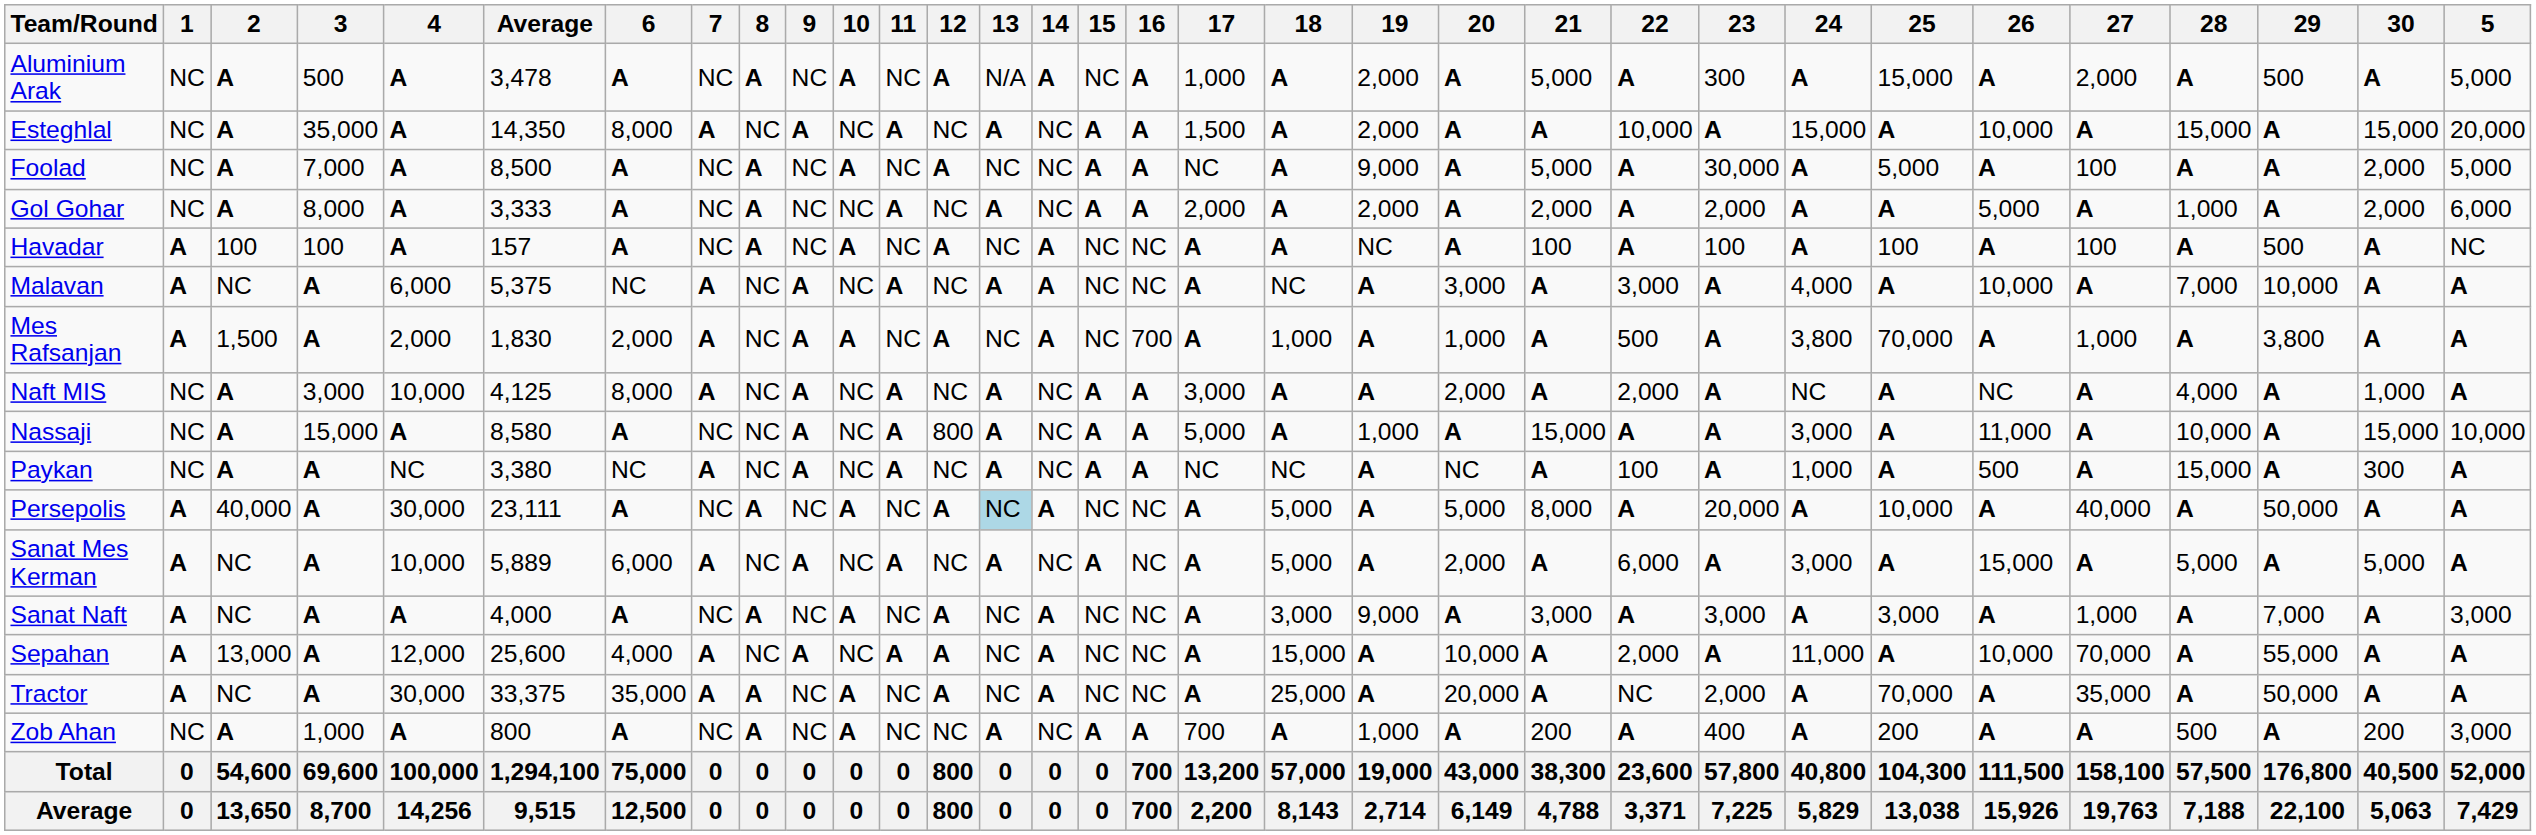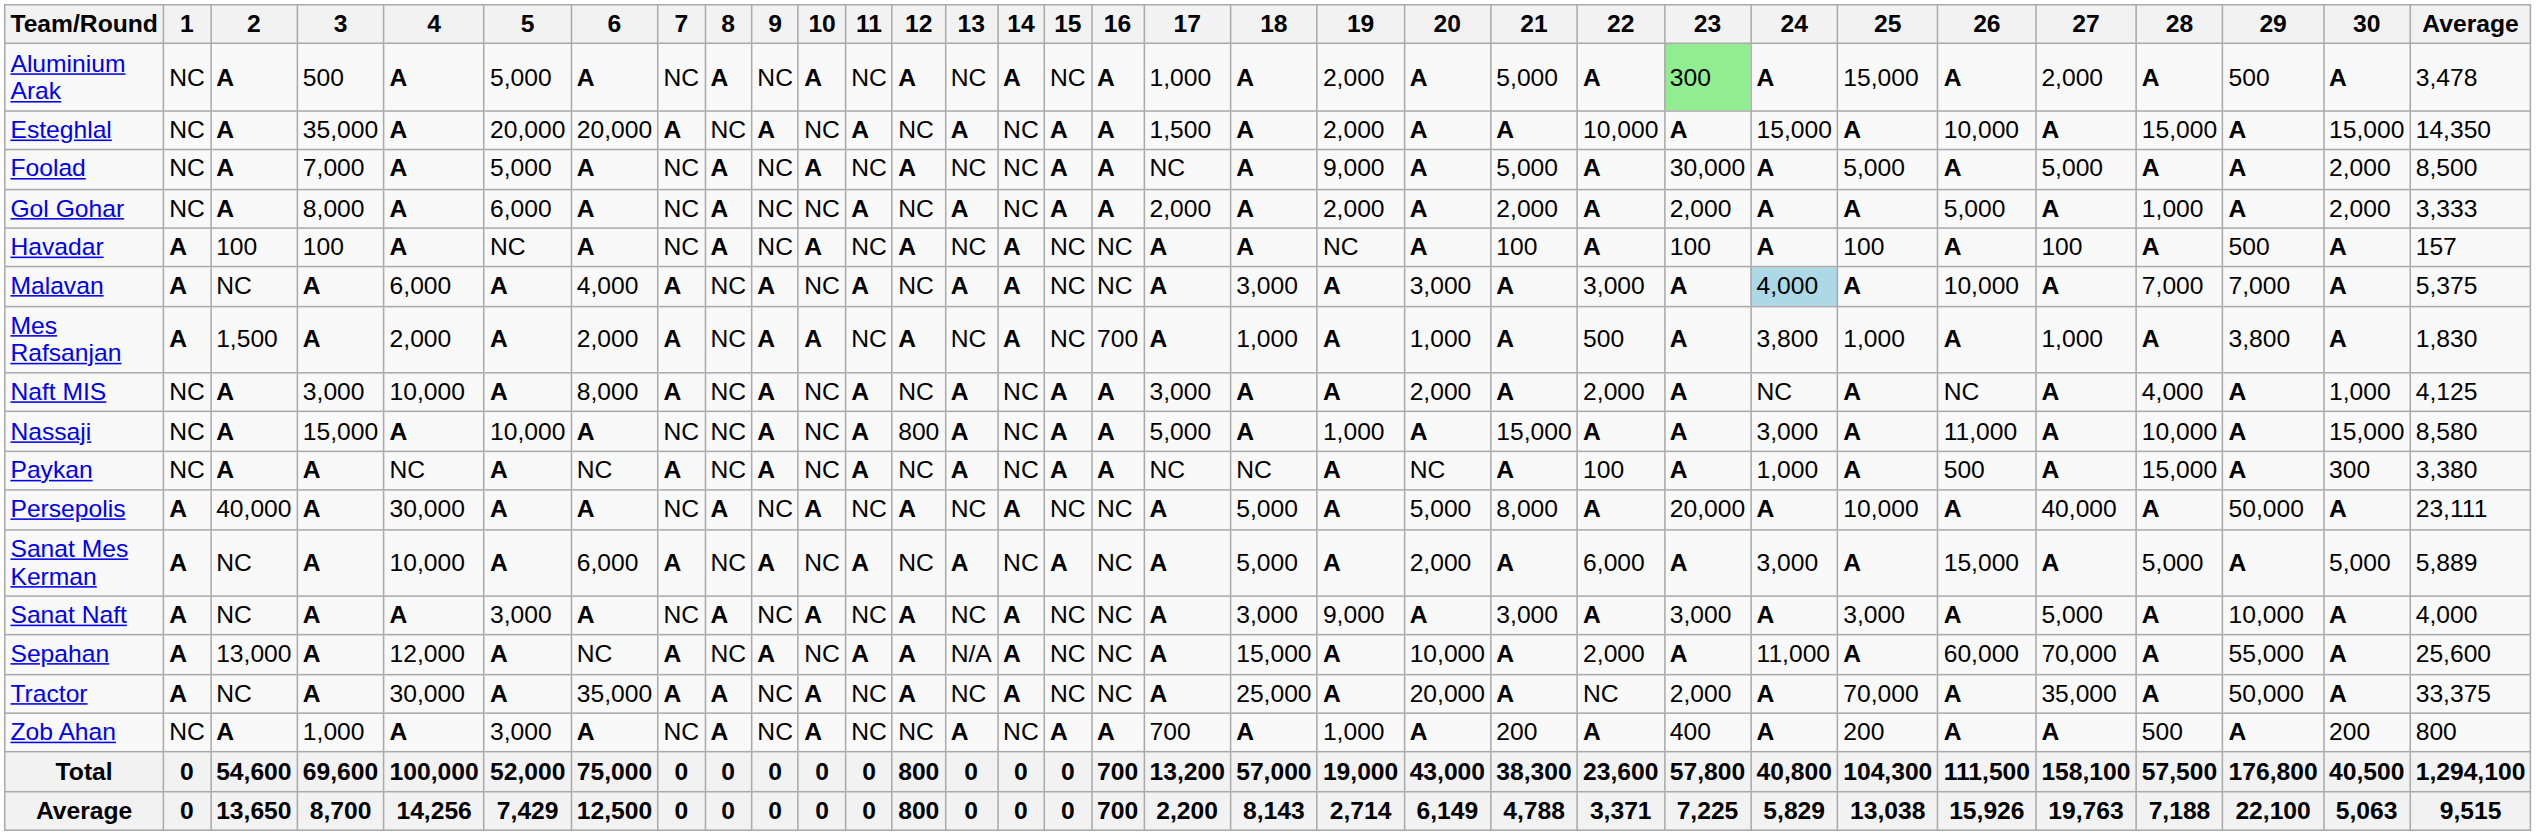columns swapped: (2488, 24) <-> (545, 24)
(1005, 76) N/A -> (968, 76) NC
(1725, 76) no background -> (1690, 76) lightgreen background
(642, 129) 8,000 -> (614, 129) 20,000
(2096, 168) 100 -> (2072, 168) 5,000
(629, 286) NC -> (608, 286) 4,000
(1288, 286) NC -> (1267, 286) 3,000
(1822, 286) no background -> (1787, 286) lightblue background
(2301, 286) 10,000 -> (2259, 286) 7,000
(1915, 339) 70,000 -> (1874, 339) 1,000
(1003, 509) lightblue background -> (968, 509) no background
(2106, 615) 1,000 -> (2072, 615) 5,000
(2294, 615) 7,000 -> (2266, 615) 10,000
(642, 654) 4,000 -> (595, 654) NC
(1003, 654) NC -> (971, 654) N/A
(2016, 654) 10,000 -> (1981, 654) 60,000
